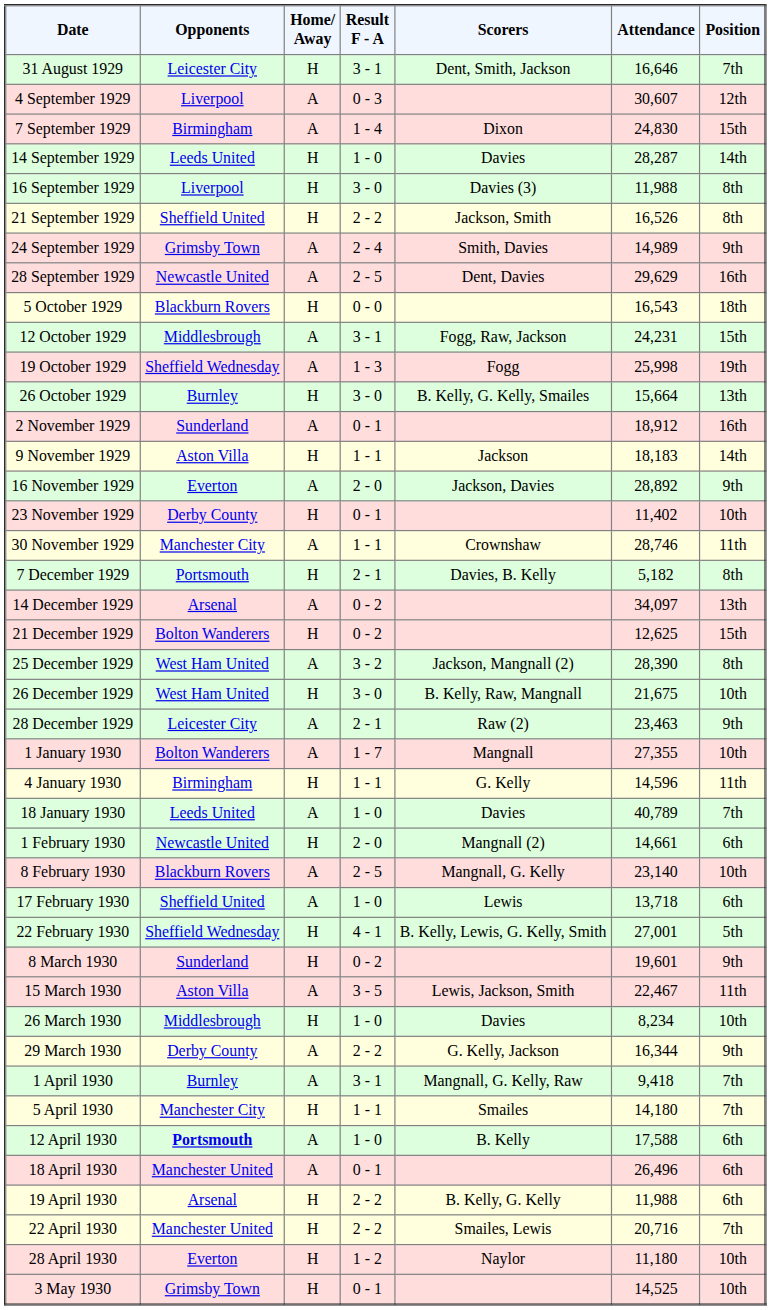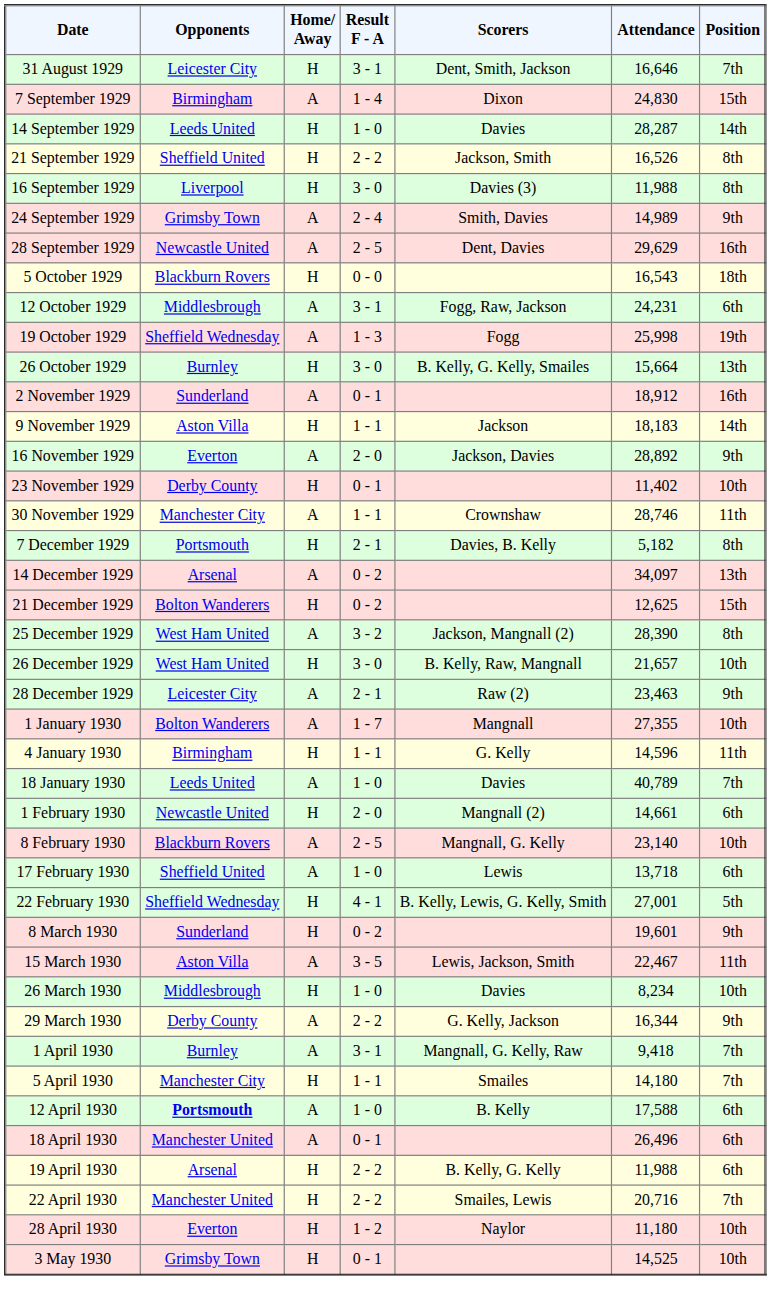- row: (73, 99)
rows swapped: (73, 188) <-> (73, 218)
(733, 337) 15th -> (733, 307) 6th
(656, 694) 21,675 -> (656, 664) 21,657
